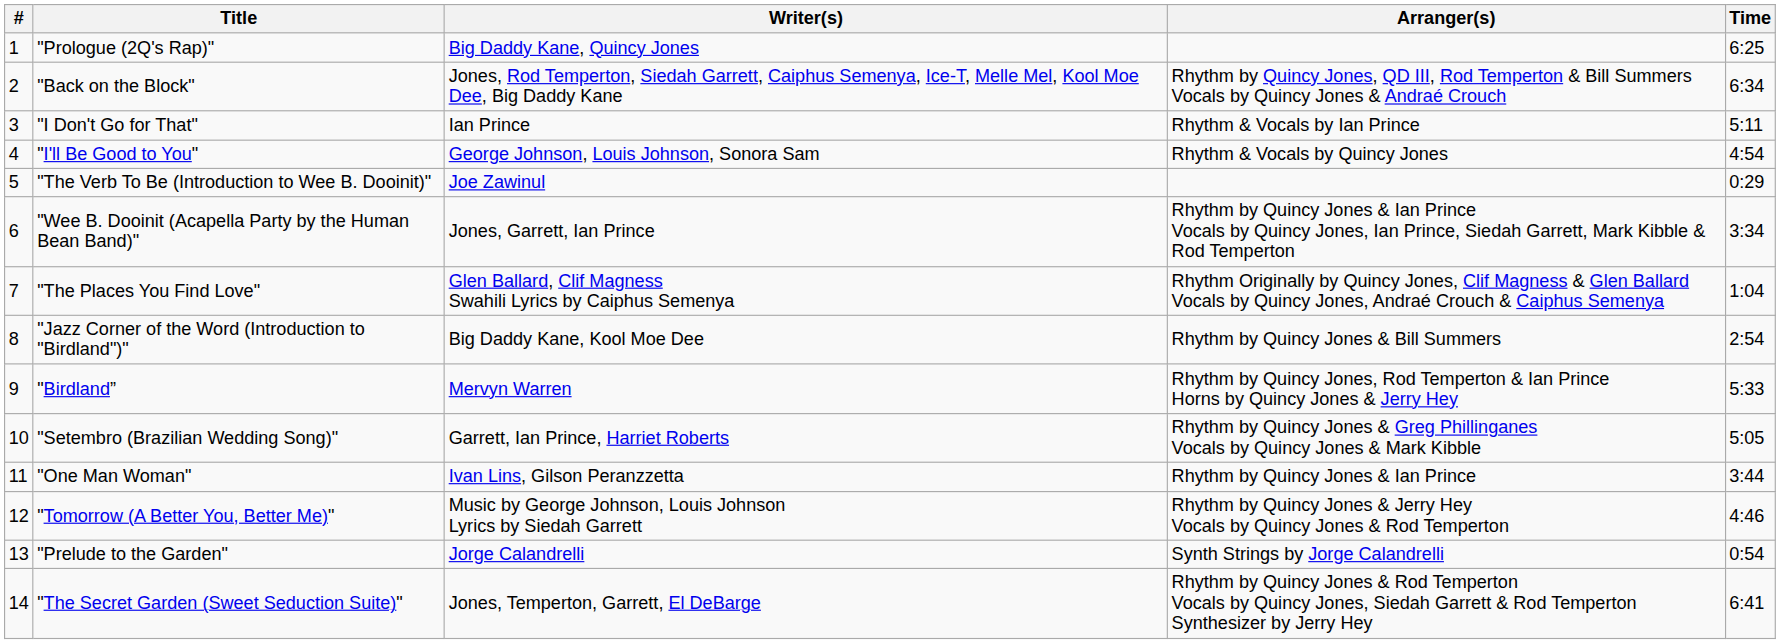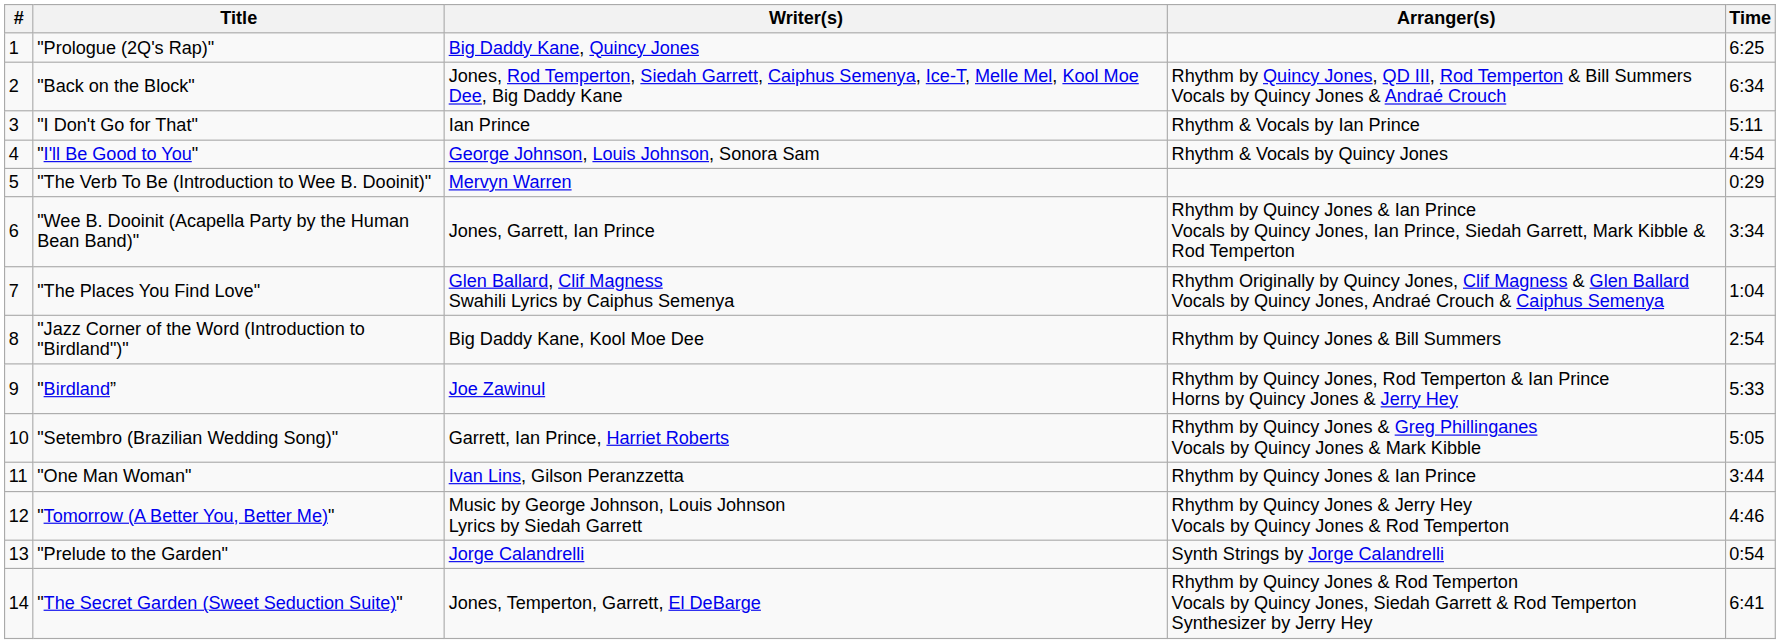(497, 182) Joe Zawinul -> (510, 182) Mervyn Warren
(510, 388) Mervyn Warren -> (497, 388) Joe Zawinul
